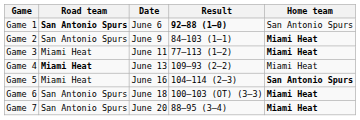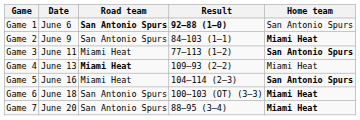columns swapped: (149, 11) <-> (84, 11)
(292, 53) Miami Heat -> (310, 53) San Antonio Spurs
